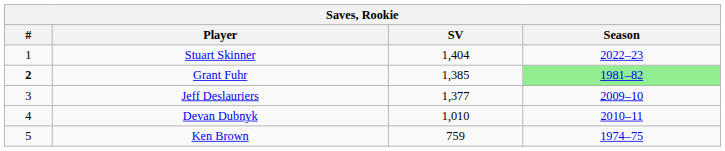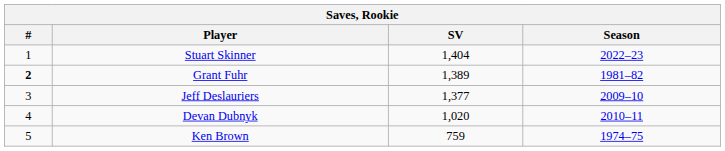(456, 75) 1,385 -> (456, 75) 1,389
(622, 75) lightgreen background -> (622, 75) no background
(456, 116) 1,010 -> (456, 116) 1,020
